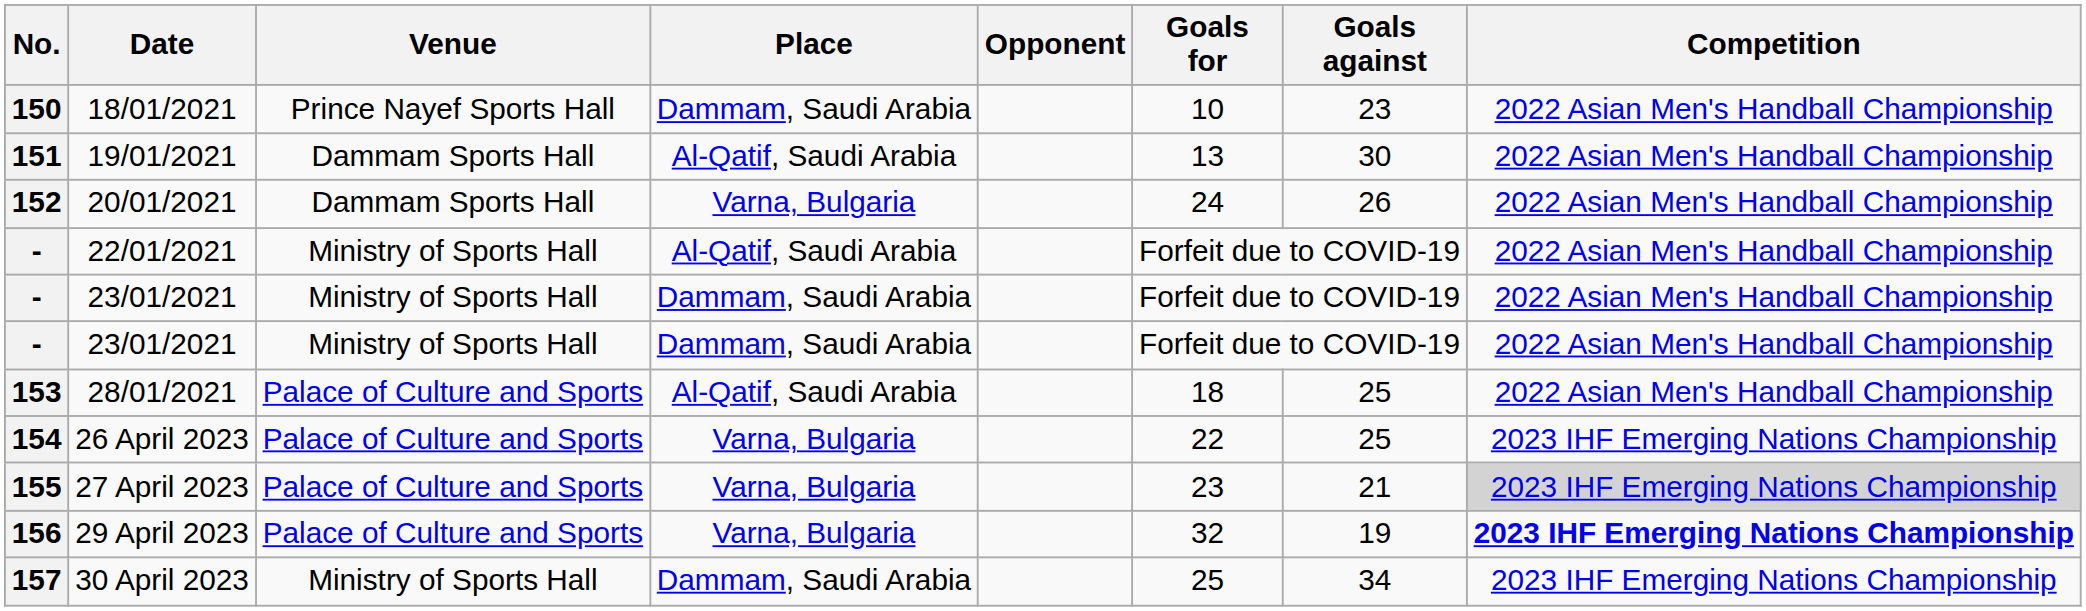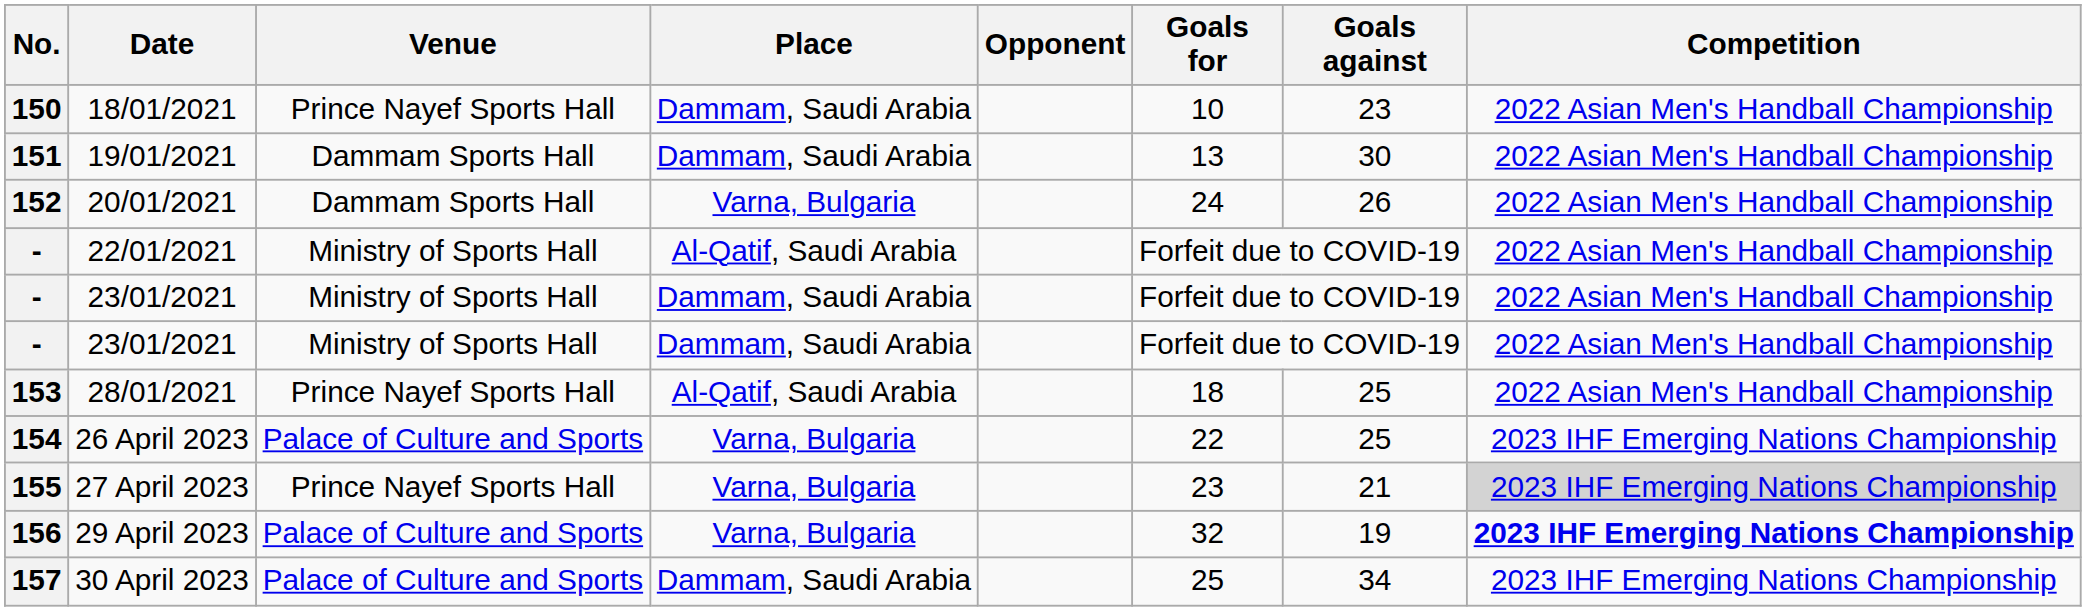(814, 155) Al-Qatif, Saudi Arabia -> (814, 155) Dammam, Saudi Arabia
(453, 391) Palace of Culture and Sports -> (453, 391) Prince Nayef Sports Hall
(453, 486) Palace of Culture and Sports -> (453, 486) Prince Nayef Sports Hall
(453, 580) Ministry of Sports Hall -> (453, 580) Palace of Culture and Sports
